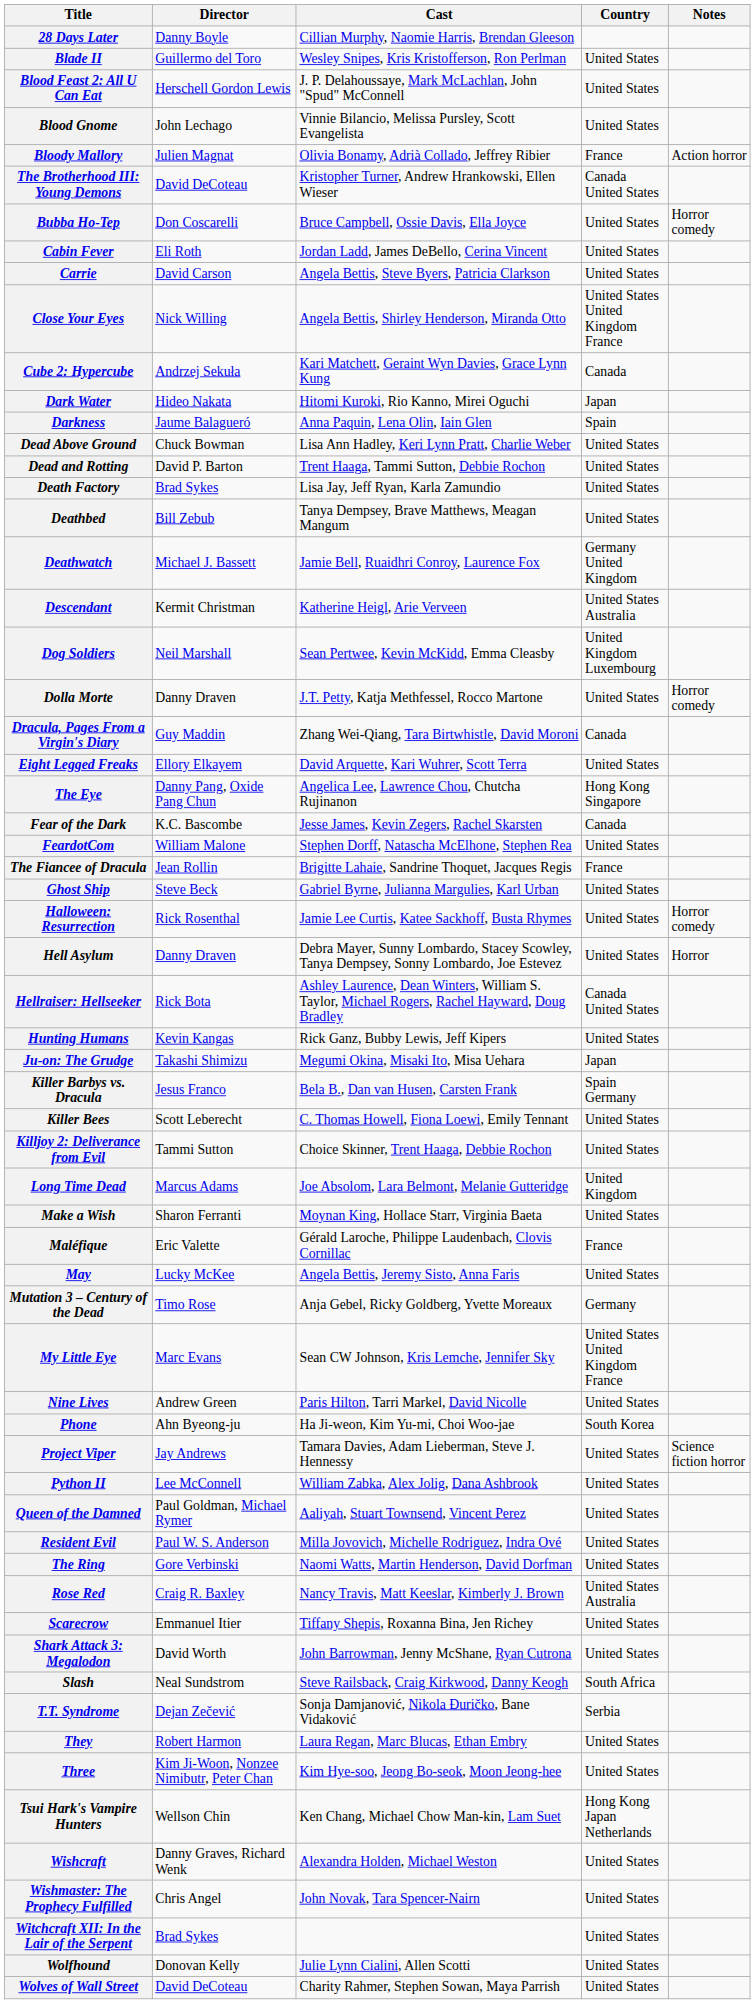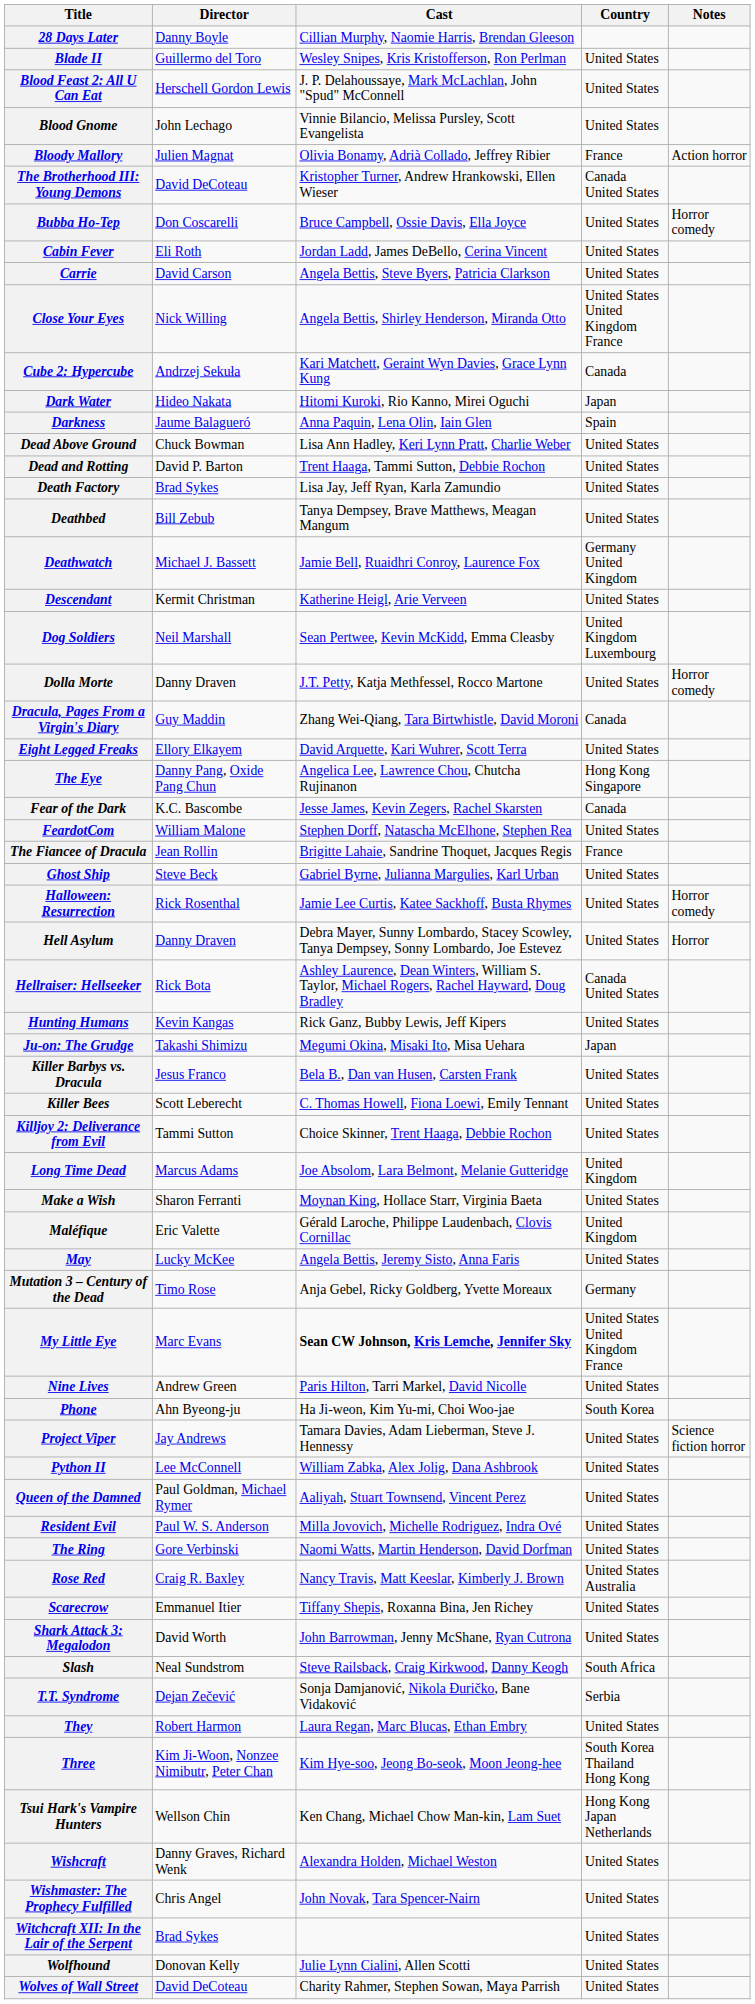(622, 608) United States Australia -> (622, 600) United States
(611, 1090) Spain Germany -> (622, 1074) United States
(604, 1245) France -> (611, 1230) United Kingdom
(427, 1357) normal -> (435, 1342) bold
(622, 1771) United States -> (620, 1763) South Korea Thailand Hong Kong
